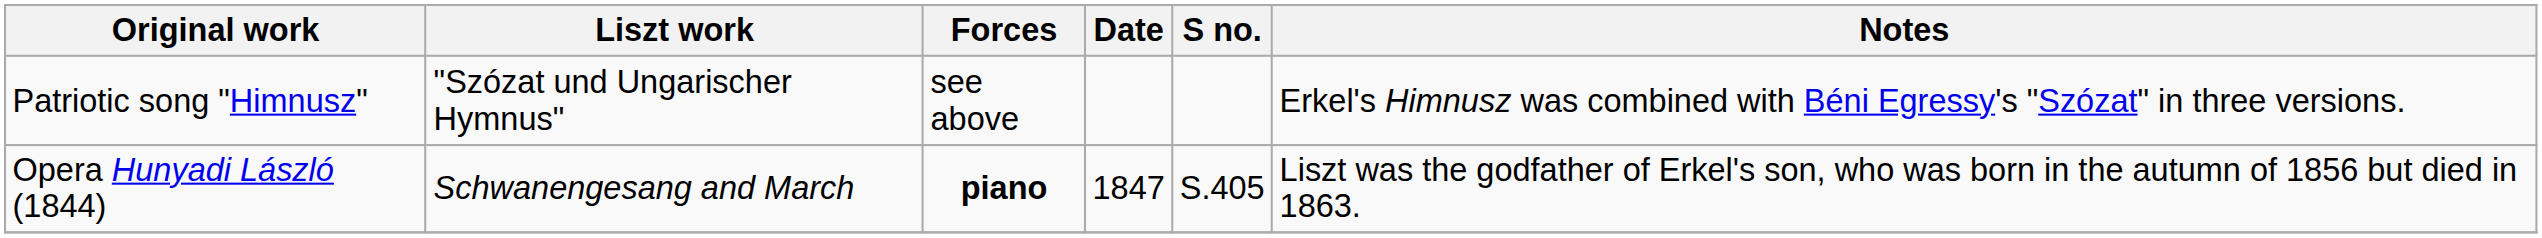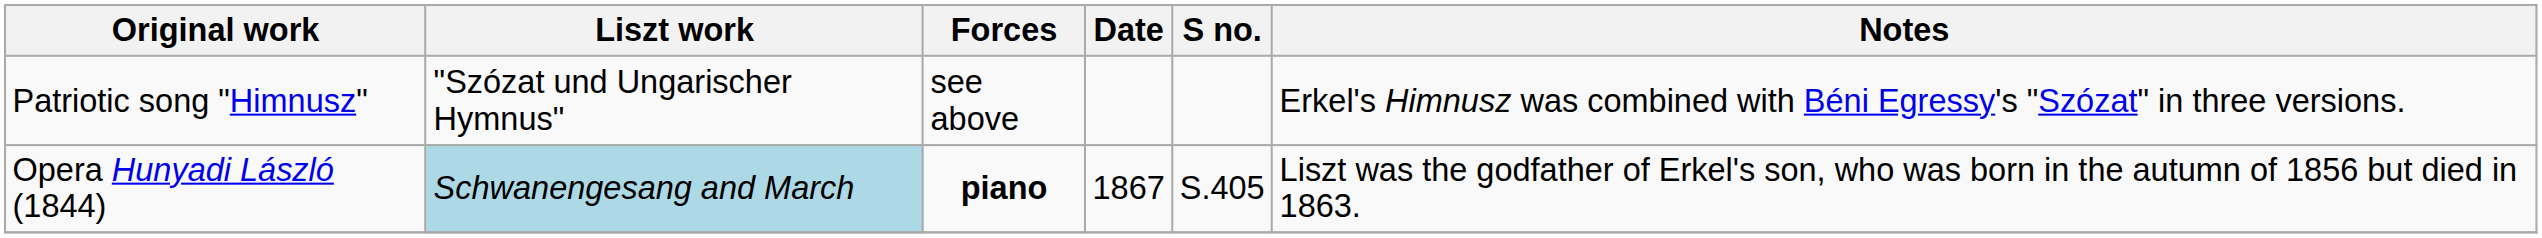(644, 188) no background -> (644, 188) lightblue background
(1129, 188) 1847 -> (1129, 188) 1867
